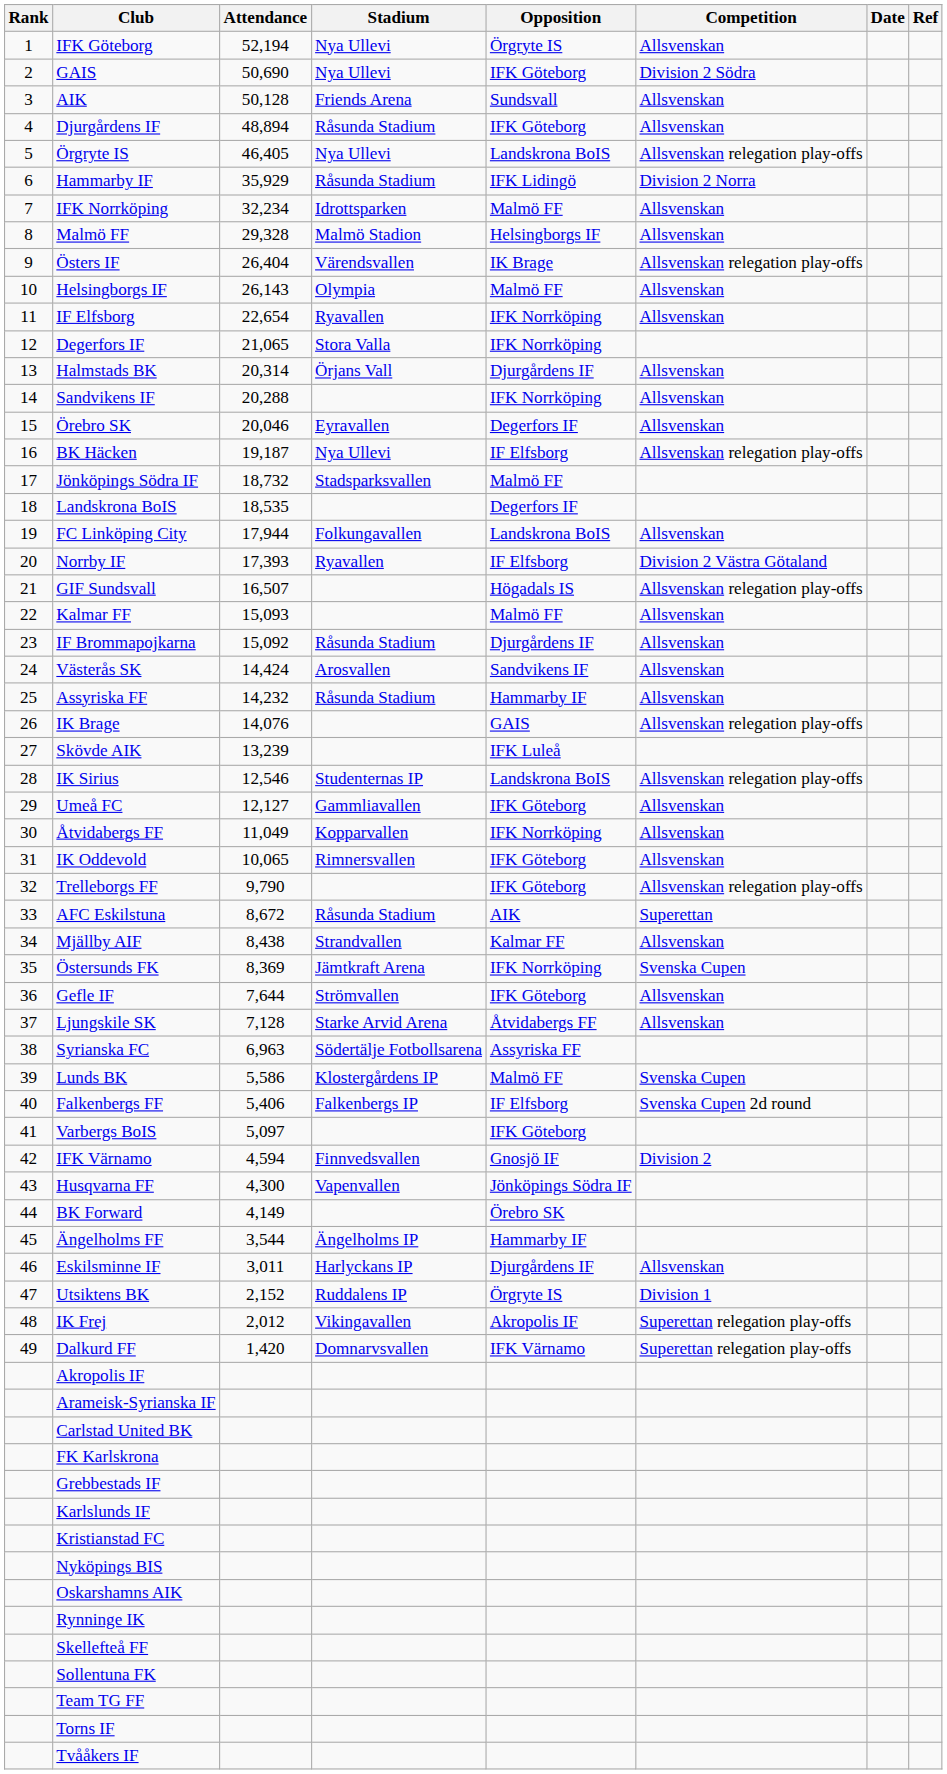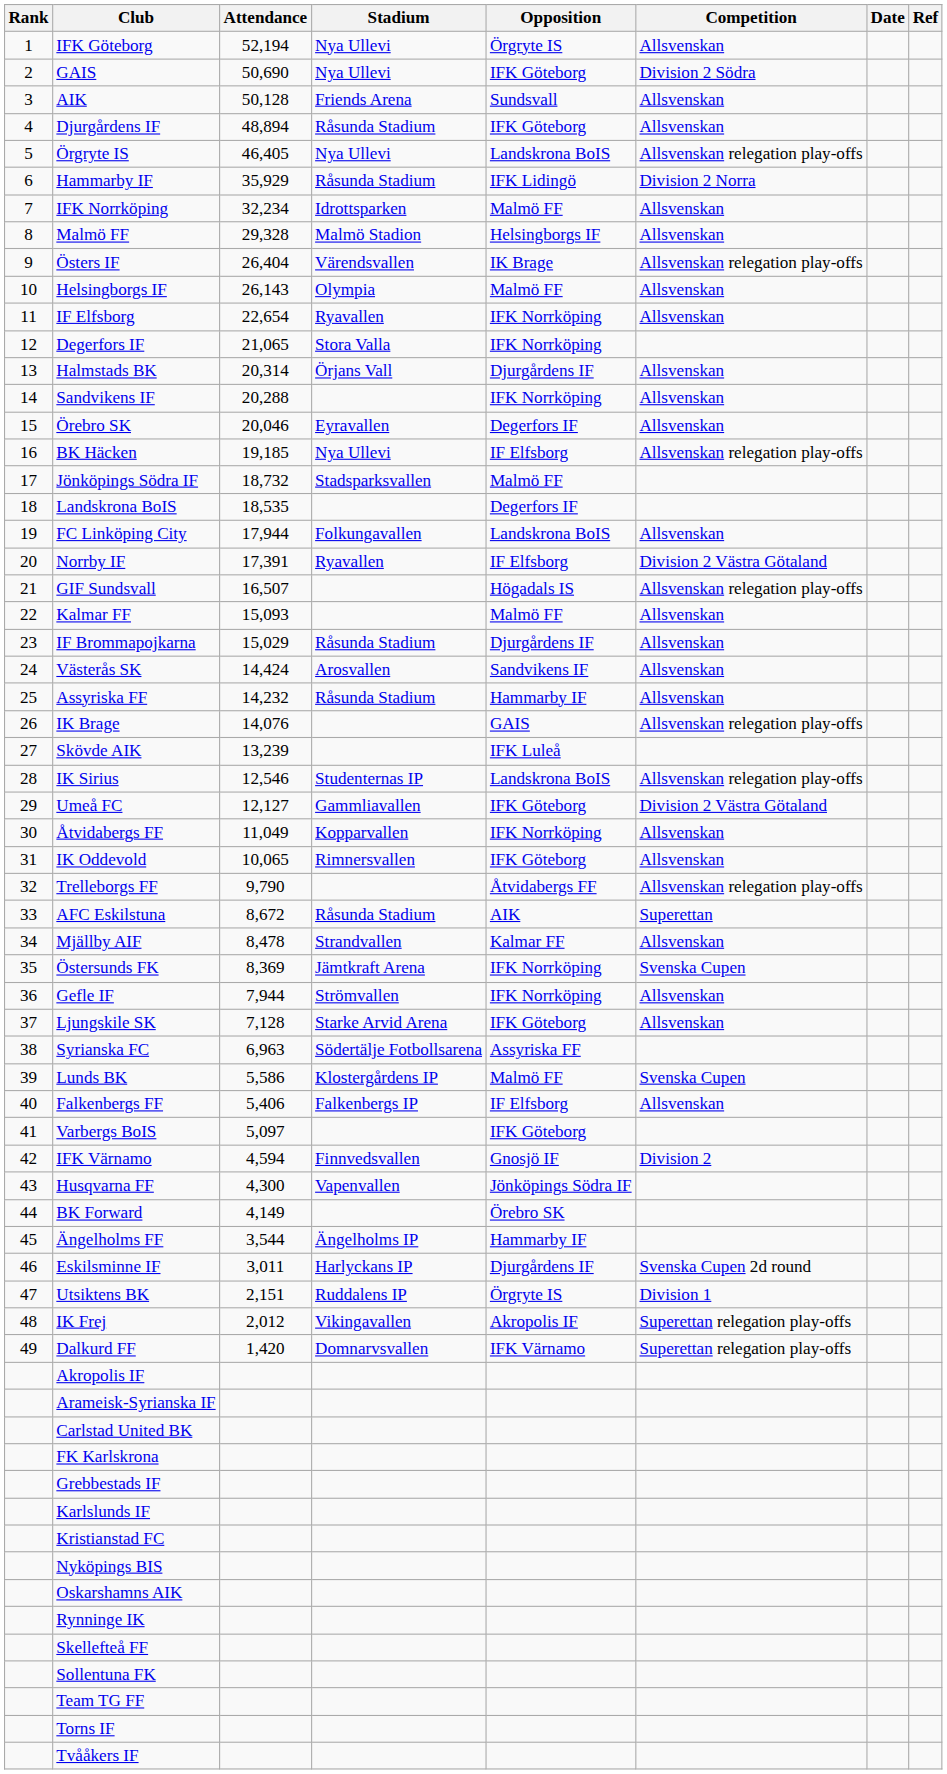(265, 452) 19,187 -> (265, 452) 19,185
(265, 561) 17,393 -> (265, 561) 17,391
(265, 642) 15,092 -> (265, 642) 15,029
(682, 805) Allsvenskan -> (733, 805) Division 2 Västra Götaland
(538, 886) IFK Göteborg -> (543, 886) Åtvidabergs FF
(265, 941) 8,438 -> (265, 941) 8,478
(265, 995) 7,644 -> (265, 995) 7,944
(538, 995) IFK Göteborg -> (546, 995) IFK Norrköping
(543, 1022) Åtvidabergs FF -> (538, 1022) IFK Göteborg
(725, 1104) Svenska Cupen 2d round -> (682, 1104) Allsvenskan
(682, 1267) Allsvenskan -> (725, 1267) Svenska Cupen 2d round
(265, 1294) 2,152 -> (265, 1294) 2,151
